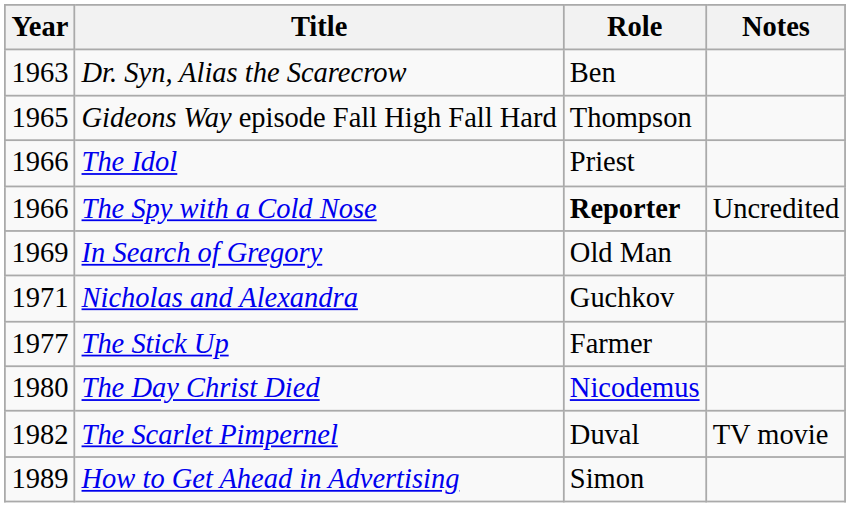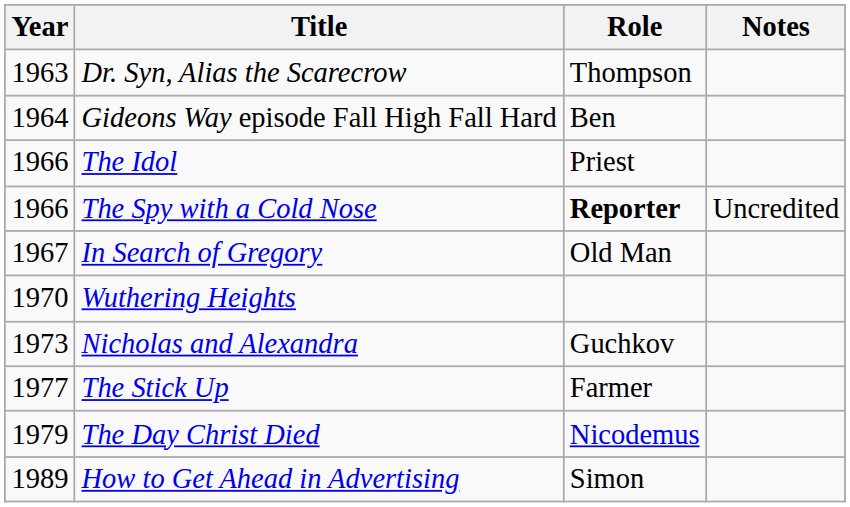(593, 72) Ben -> (631, 72) Thompson
(40, 117) 1965 -> (40, 117) 1964
(631, 117) Thompson -> (593, 117) Ben
(40, 252) 1969 -> (40, 252) 1967
+ row: (189, 298)
(40, 298) 1971 -> (40, 343) 1973
(40, 388) 1980 -> (40, 433) 1979
- row: (210, 433)
